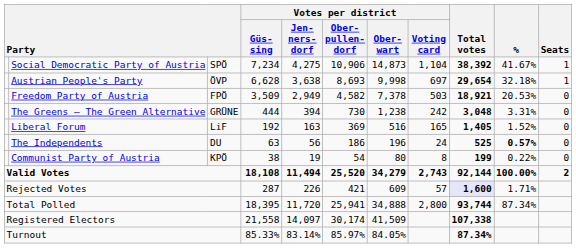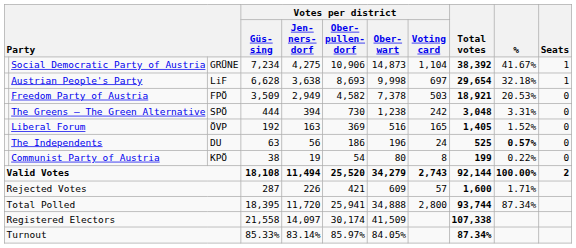(218, 65) SPÖ -> (224, 65) GRÜNE
(218, 80) ÖVP -> (218, 80) LiF
(224, 111) GRÜNE -> (218, 111) SPÖ
(218, 127) LiF -> (218, 127) ÖVP
(477, 189) lavender background -> (477, 189) no background
